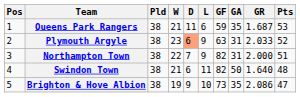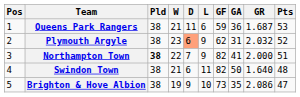(236, 26) 35 -> (236, 26) 36
(221, 41) 63 -> (221, 41) 62
(259, 41) 2.033 -> (259, 41) 2.032
(155, 56) normal -> (155, 56) bold
(236, 56) 31 -> (236, 56) 41
